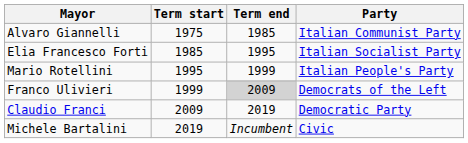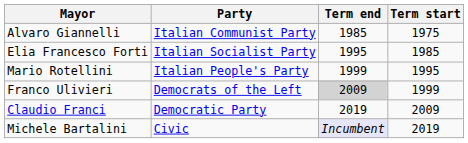columns swapped: (189, 14) <-> (380, 14)
(261, 128) no background -> (353, 128) lavender background
